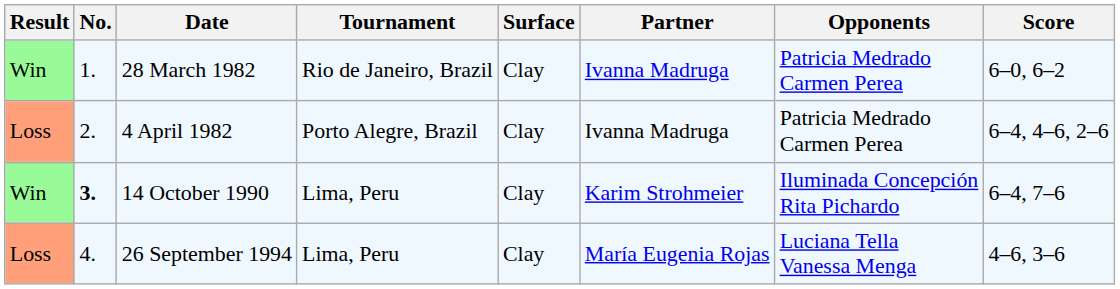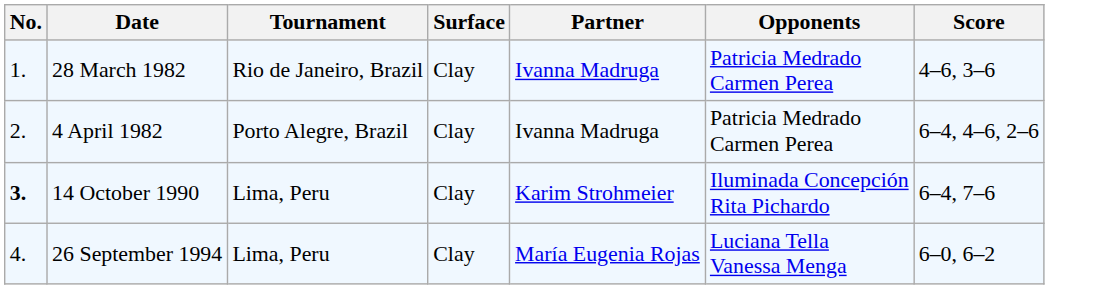- column: (40, 21)
(1027, 69) 6–0, 6–2 -> (957, 69) 4–6, 3–6
(1027, 252) 4–6, 3–6 -> (957, 252) 6–0, 6–2
